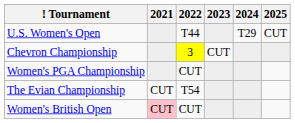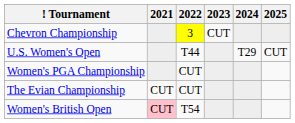rows swapped: (62, 52) <-> (54, 33)
(190, 90) T54 -> (190, 90) CUT
(190, 109) CUT -> (190, 109) T54
